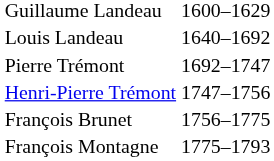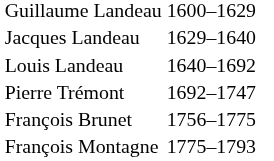+ row: (72, 38)
- row: (90, 92)
